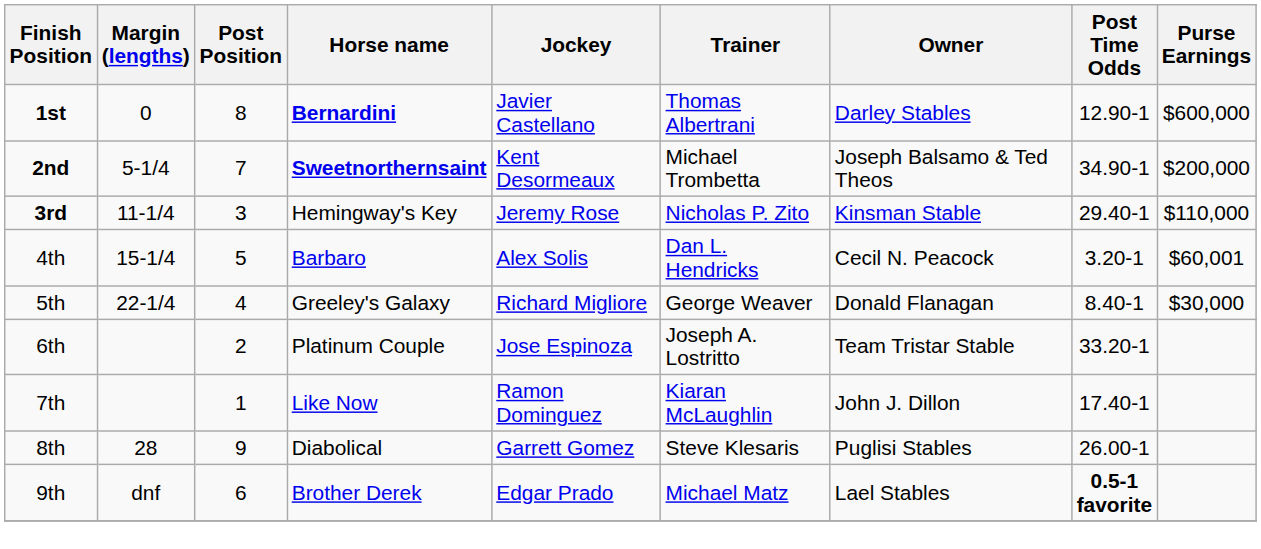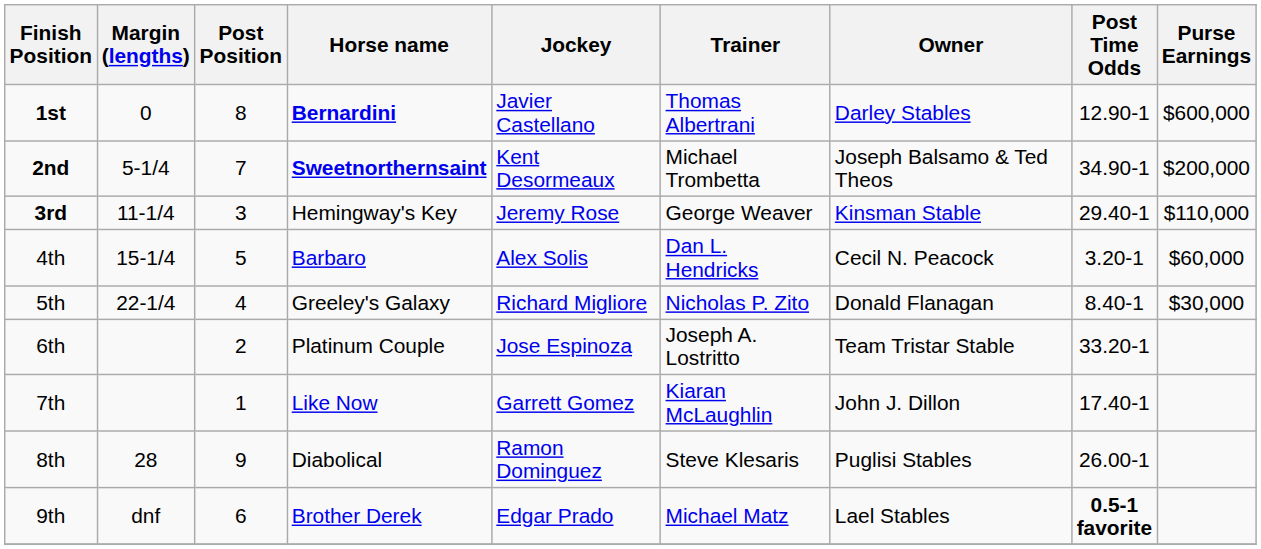(737, 213) Nicholas P. Zito -> (739, 213) George Weaver
(1206, 258) $60,001 -> (1206, 258) $60,000
(739, 303) George Weaver -> (737, 303) Nicholas P. Zito
(549, 403) Ramon Dominguez -> (565, 403) Garrett Gomez
(565, 448) Garrett Gomez -> (549, 460) Ramon Dominguez
